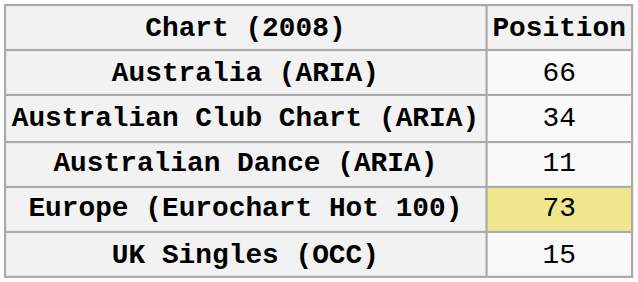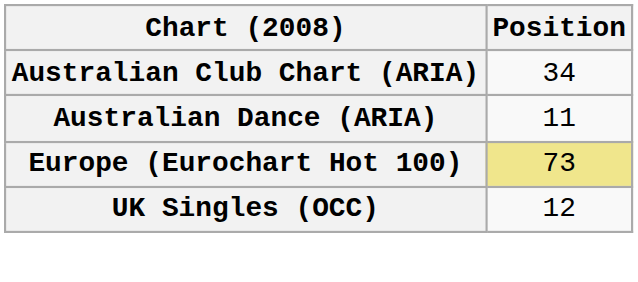- row: (245, 73)
(559, 254) 15 -> (559, 209) 12
